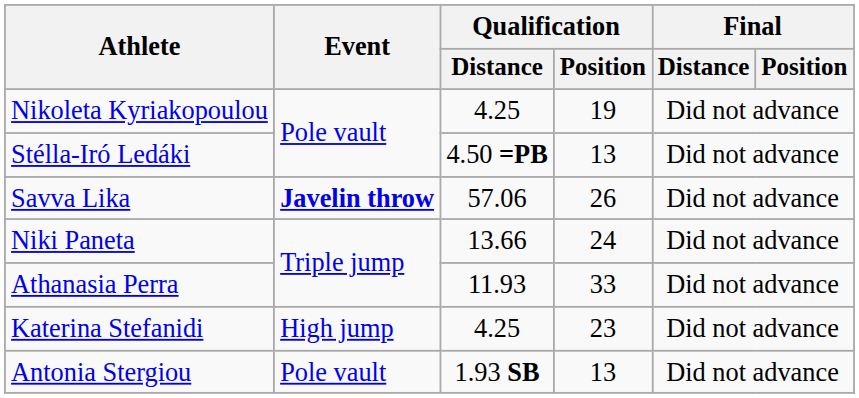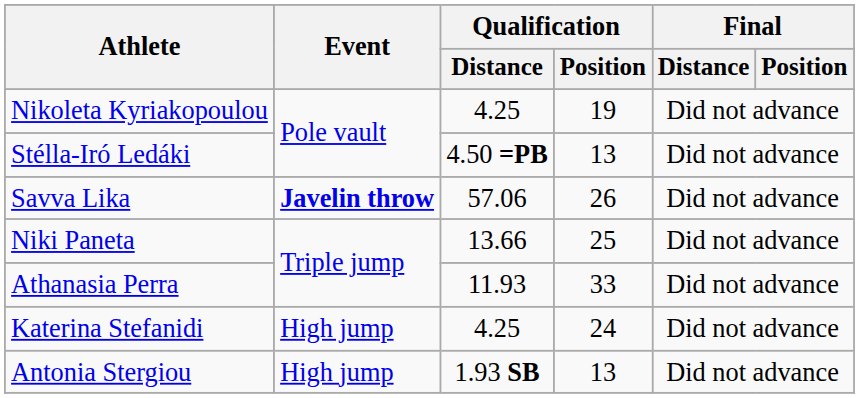(603, 241) 24 -> (603, 241) 25
(603, 328) 23 -> (603, 328) 24
(333, 371) Pole vault -> (337, 371) High jump
